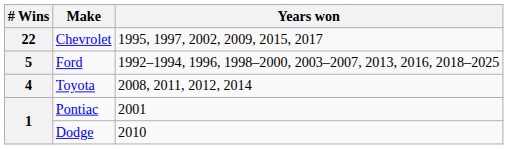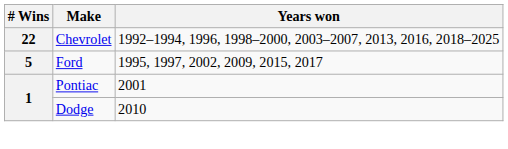(220, 39) 1995, 1997, 2002, 2009, 2015, 2017 -> (309, 39) 1992–1994, 1996, 1998–2000, 2003–2007, 2013, 2016, 2018–2025
(309, 62) 1992–1994, 1996, 1998–2000, 2003–2007, 2013, 2016, 2018–2025 -> (220, 62) 1995, 1997, 2002, 2009, 2015, 2017
- row: (75, 86)
